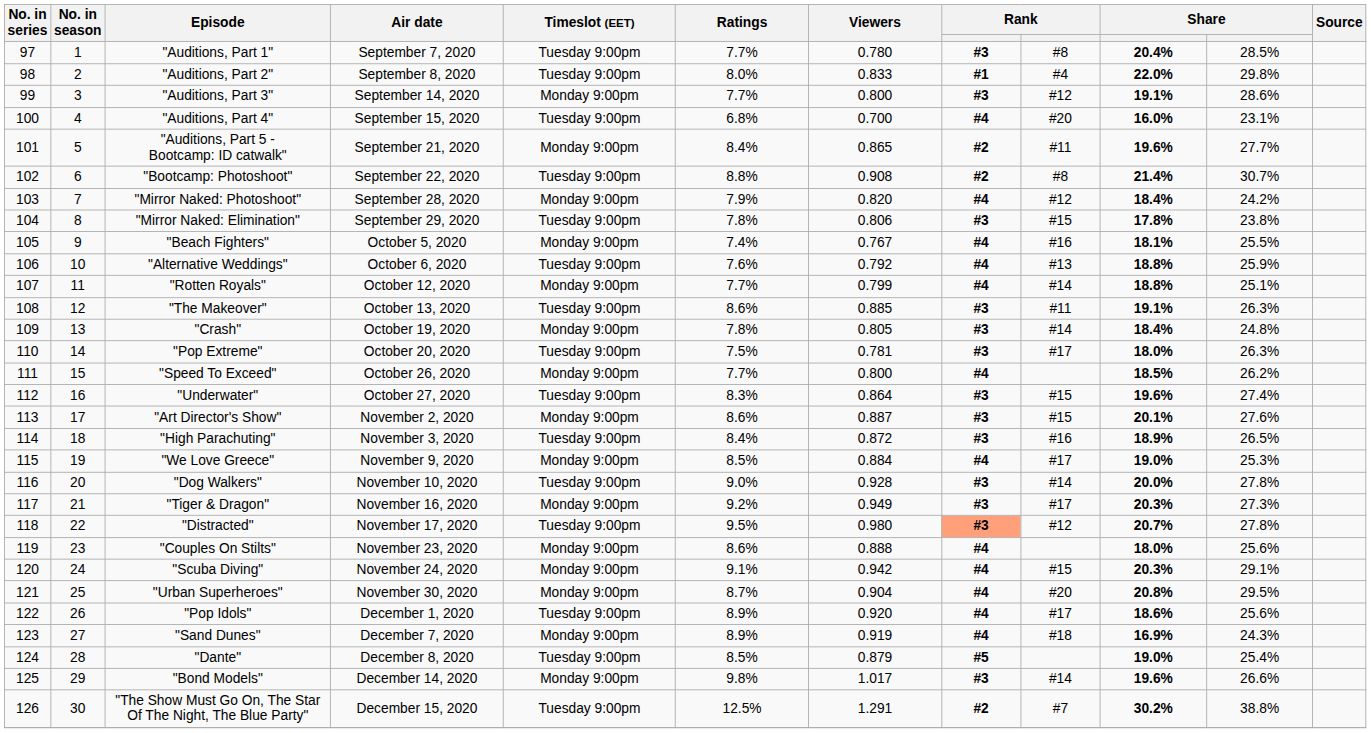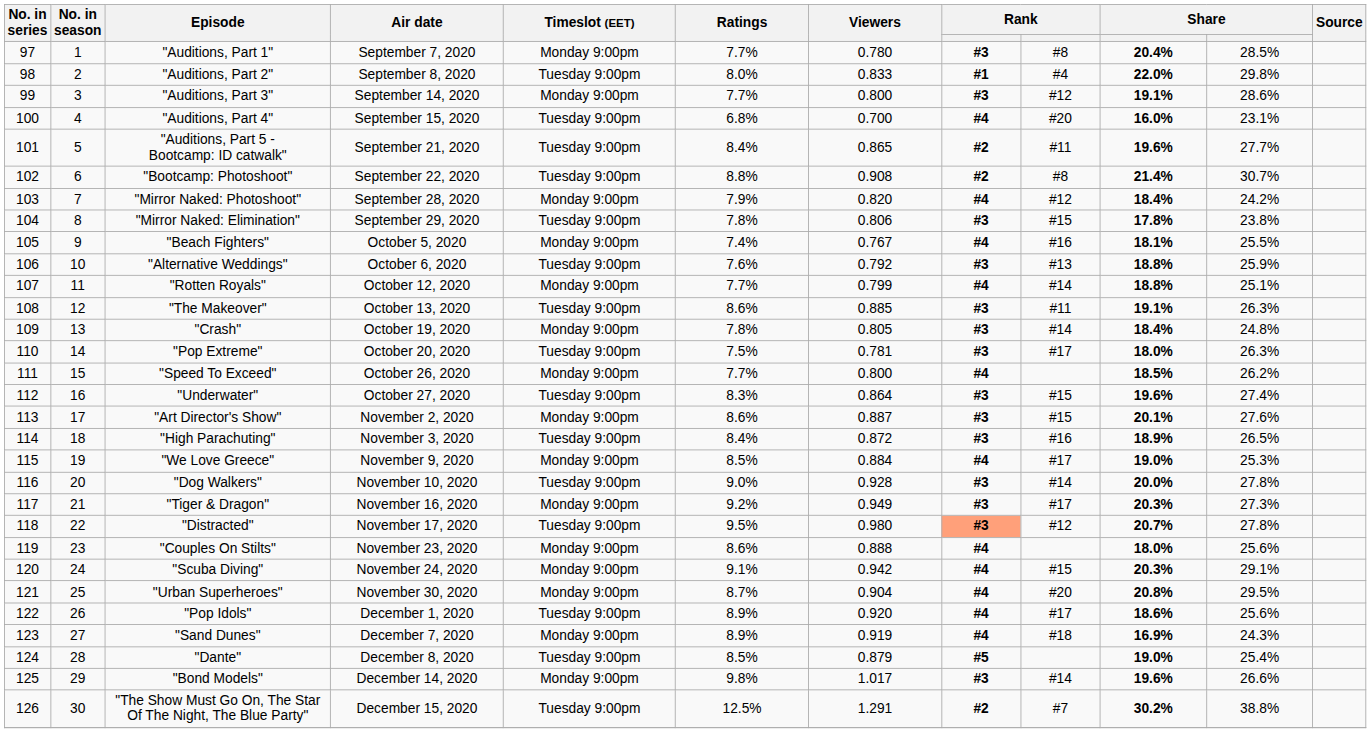(589, 52) Tuesday 9:00pm -> (589, 52) Monday 9:00pm
(589, 147) Monday 9:00pm -> (589, 147) Tuesday 9:00pm
(981, 264) #4 -> (981, 264) #3
